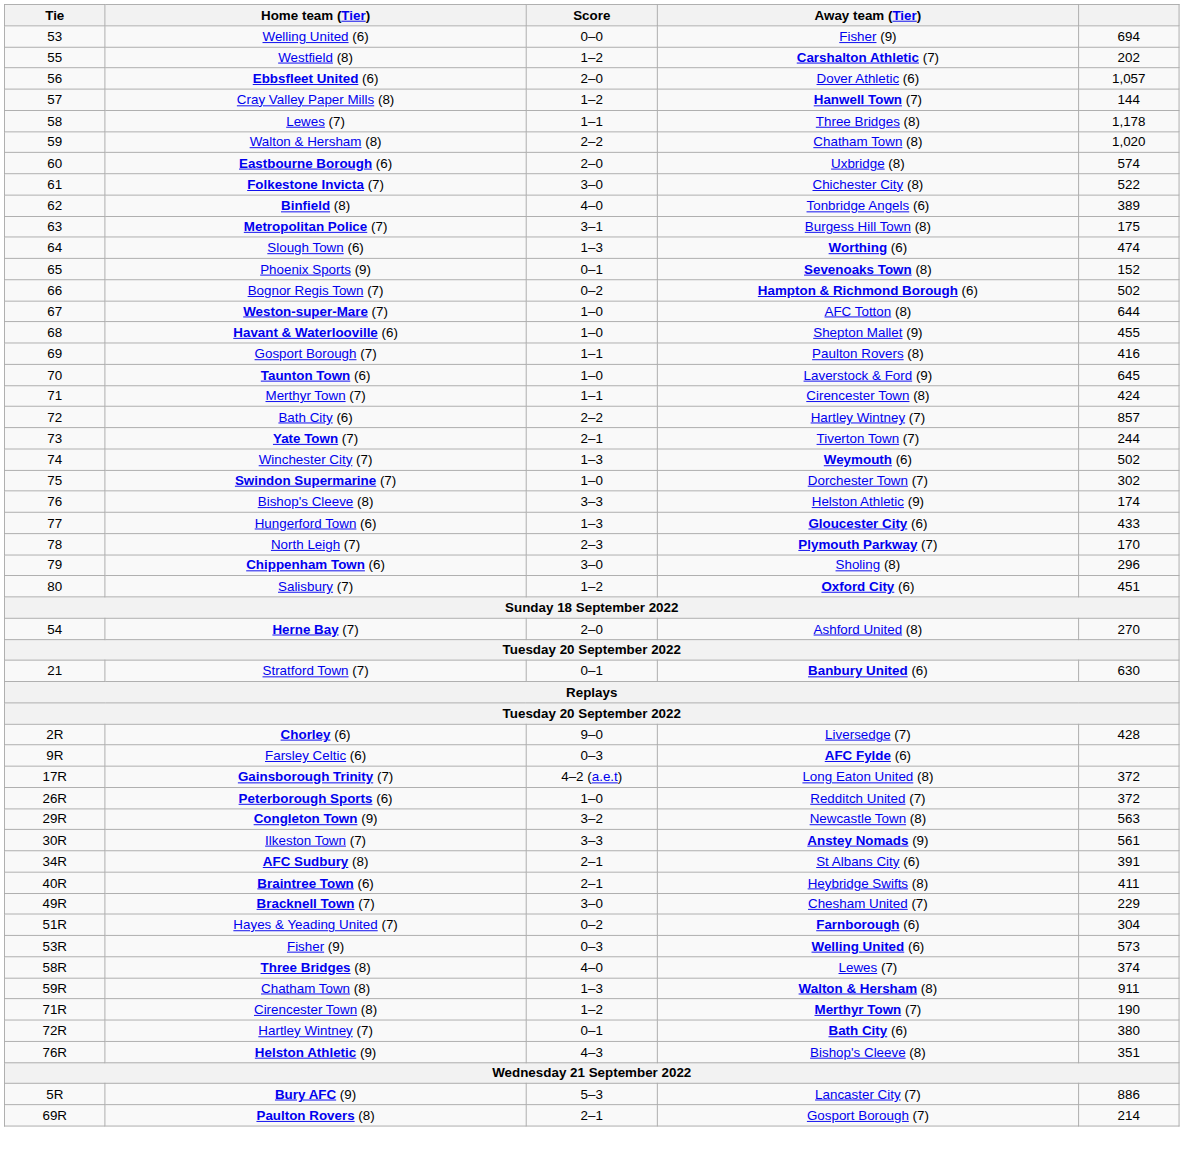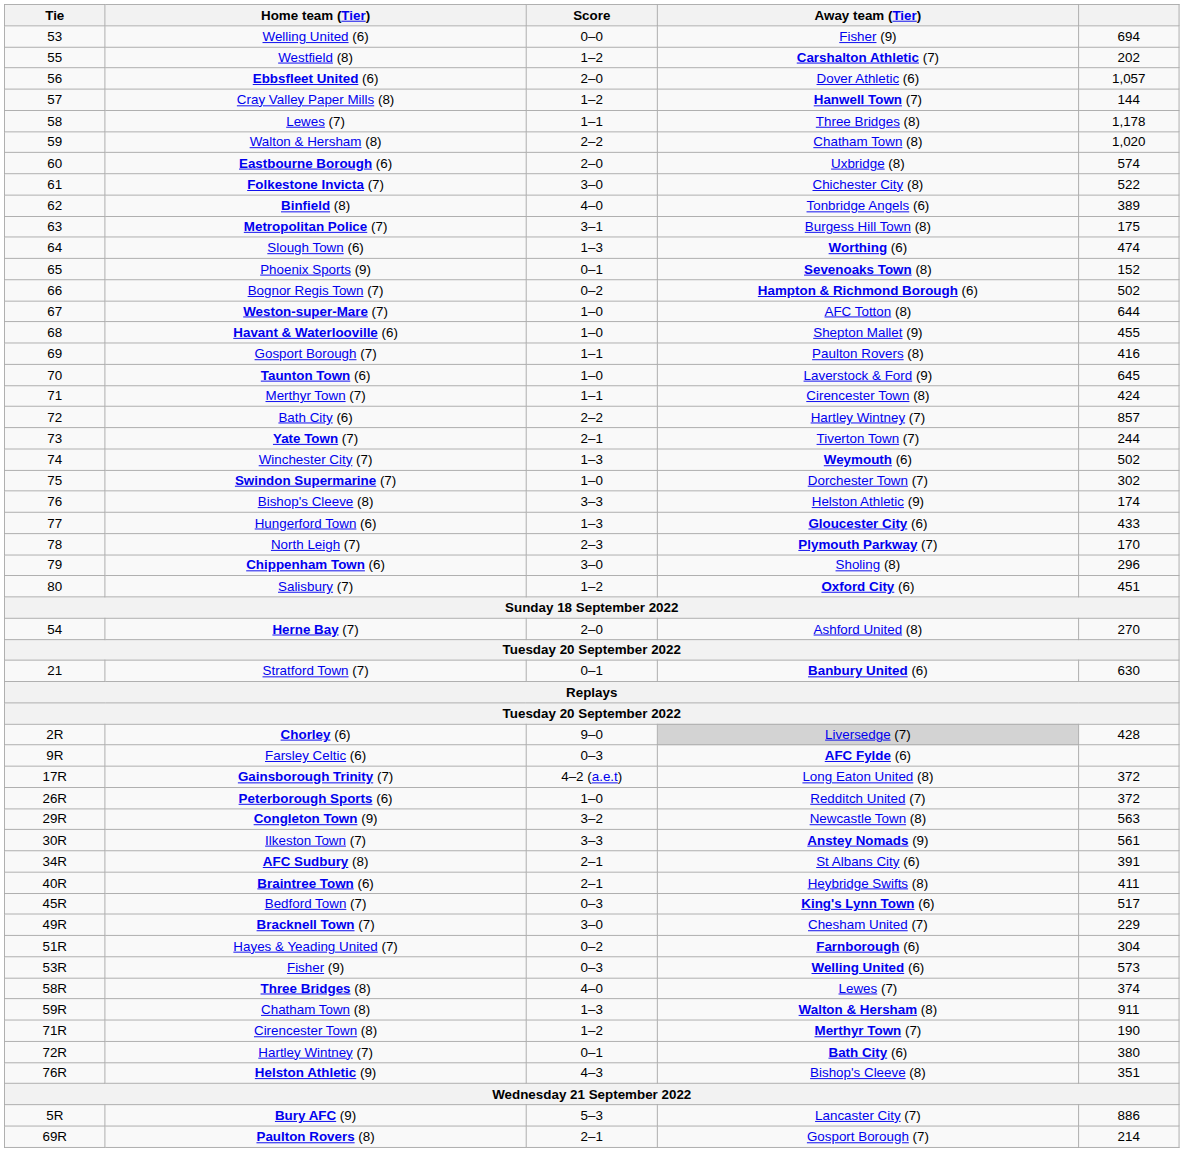(868, 735) no background -> (868, 735) lightgrey background
+ row: (316, 904)
